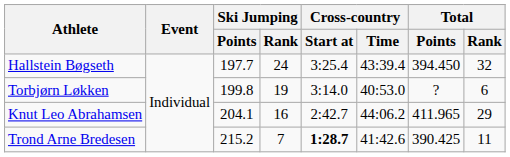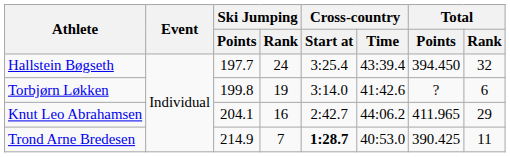(383, 90) 40:53.0 -> (383, 90) 41:42.6
(237, 139) 215.2 -> (237, 139) 214.9
(383, 139) 41:42.6 -> (383, 139) 40:53.0
